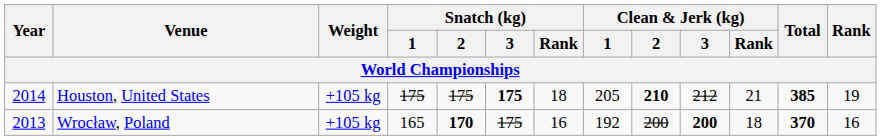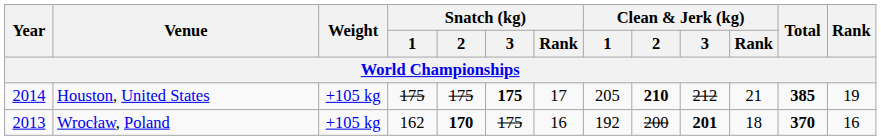(559, 95) 18 -> (559, 95) 17
(412, 122) 165 -> (412, 122) 162
(705, 122) 200 -> (705, 122) 201
